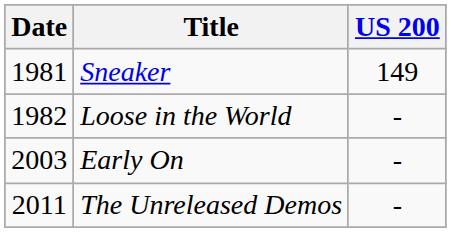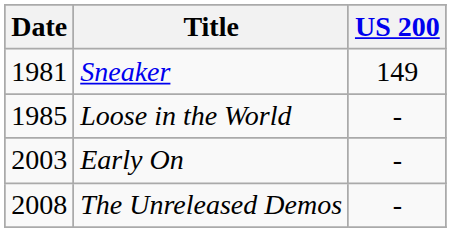(39, 115) 1982 -> (39, 115) 1985
(39, 204) 2011 -> (39, 204) 2008
